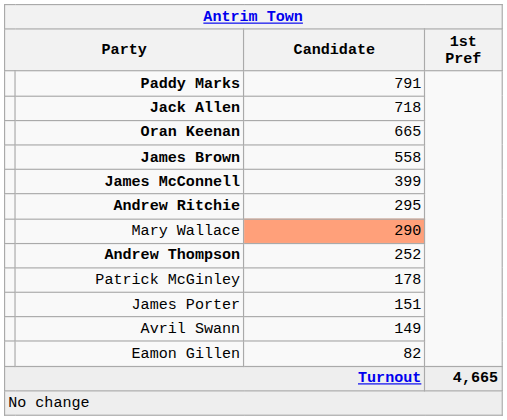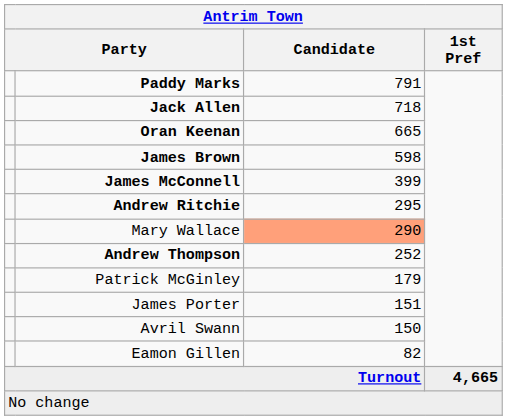(408, 157) 558 -> (408, 157) 598
(408, 280) 178 -> (408, 280) 179
(408, 329) 149 -> (408, 329) 150
